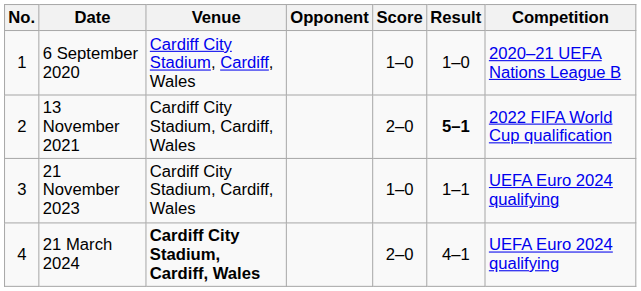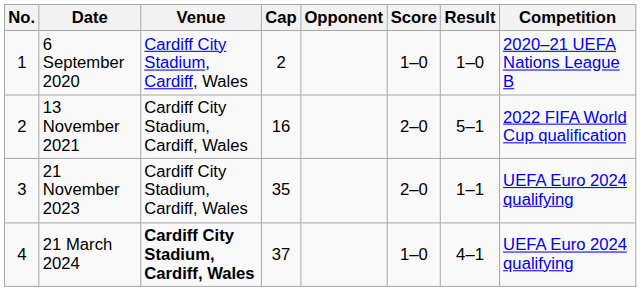+ column: (281, 17)
(456, 126) bold -> (470, 126) normal
(400, 190) 1–0 -> (414, 190) 2–0
(400, 254) 2–0 -> (414, 254) 1–0
